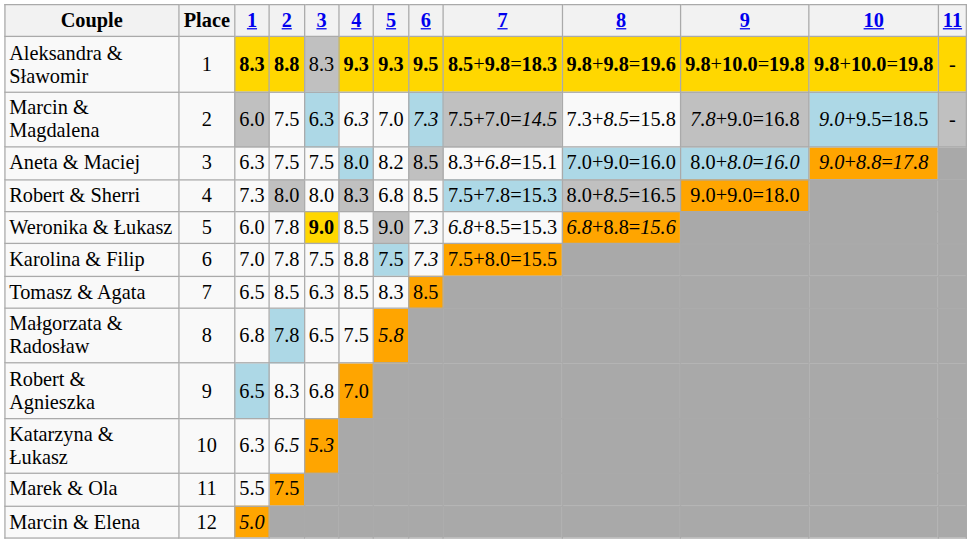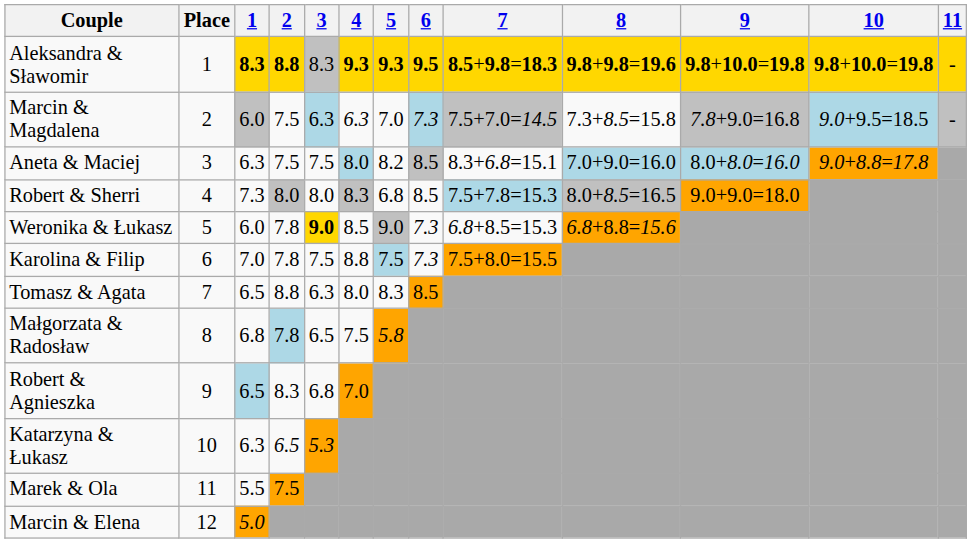(287, 291) 8.5 -> (287, 291) 8.8
(356, 291) 8.5 -> (356, 291) 8.0
